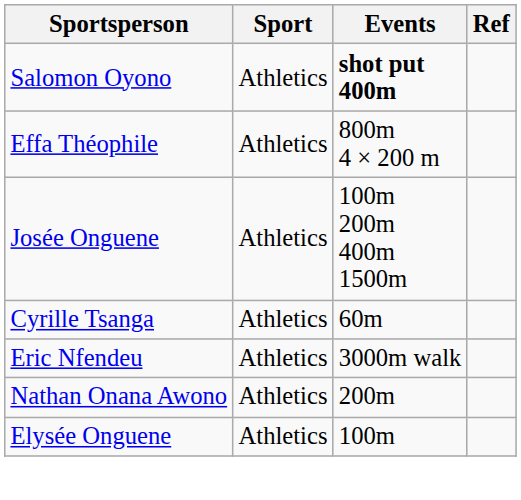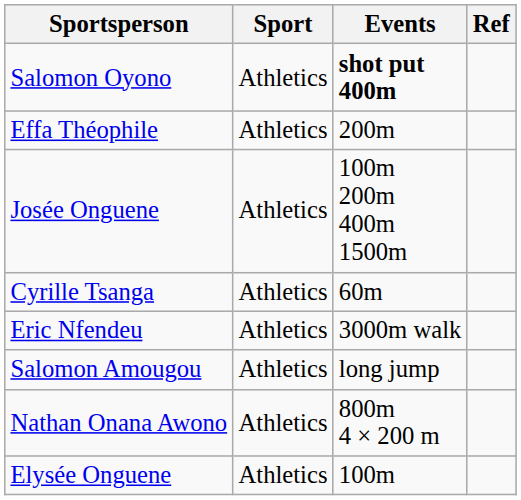(389, 143) 800m 4 × 200 m -> (367, 129) 200m
+ row: (106, 369)
(367, 397) 200m -> (389, 422) 800m 4 × 200 m
